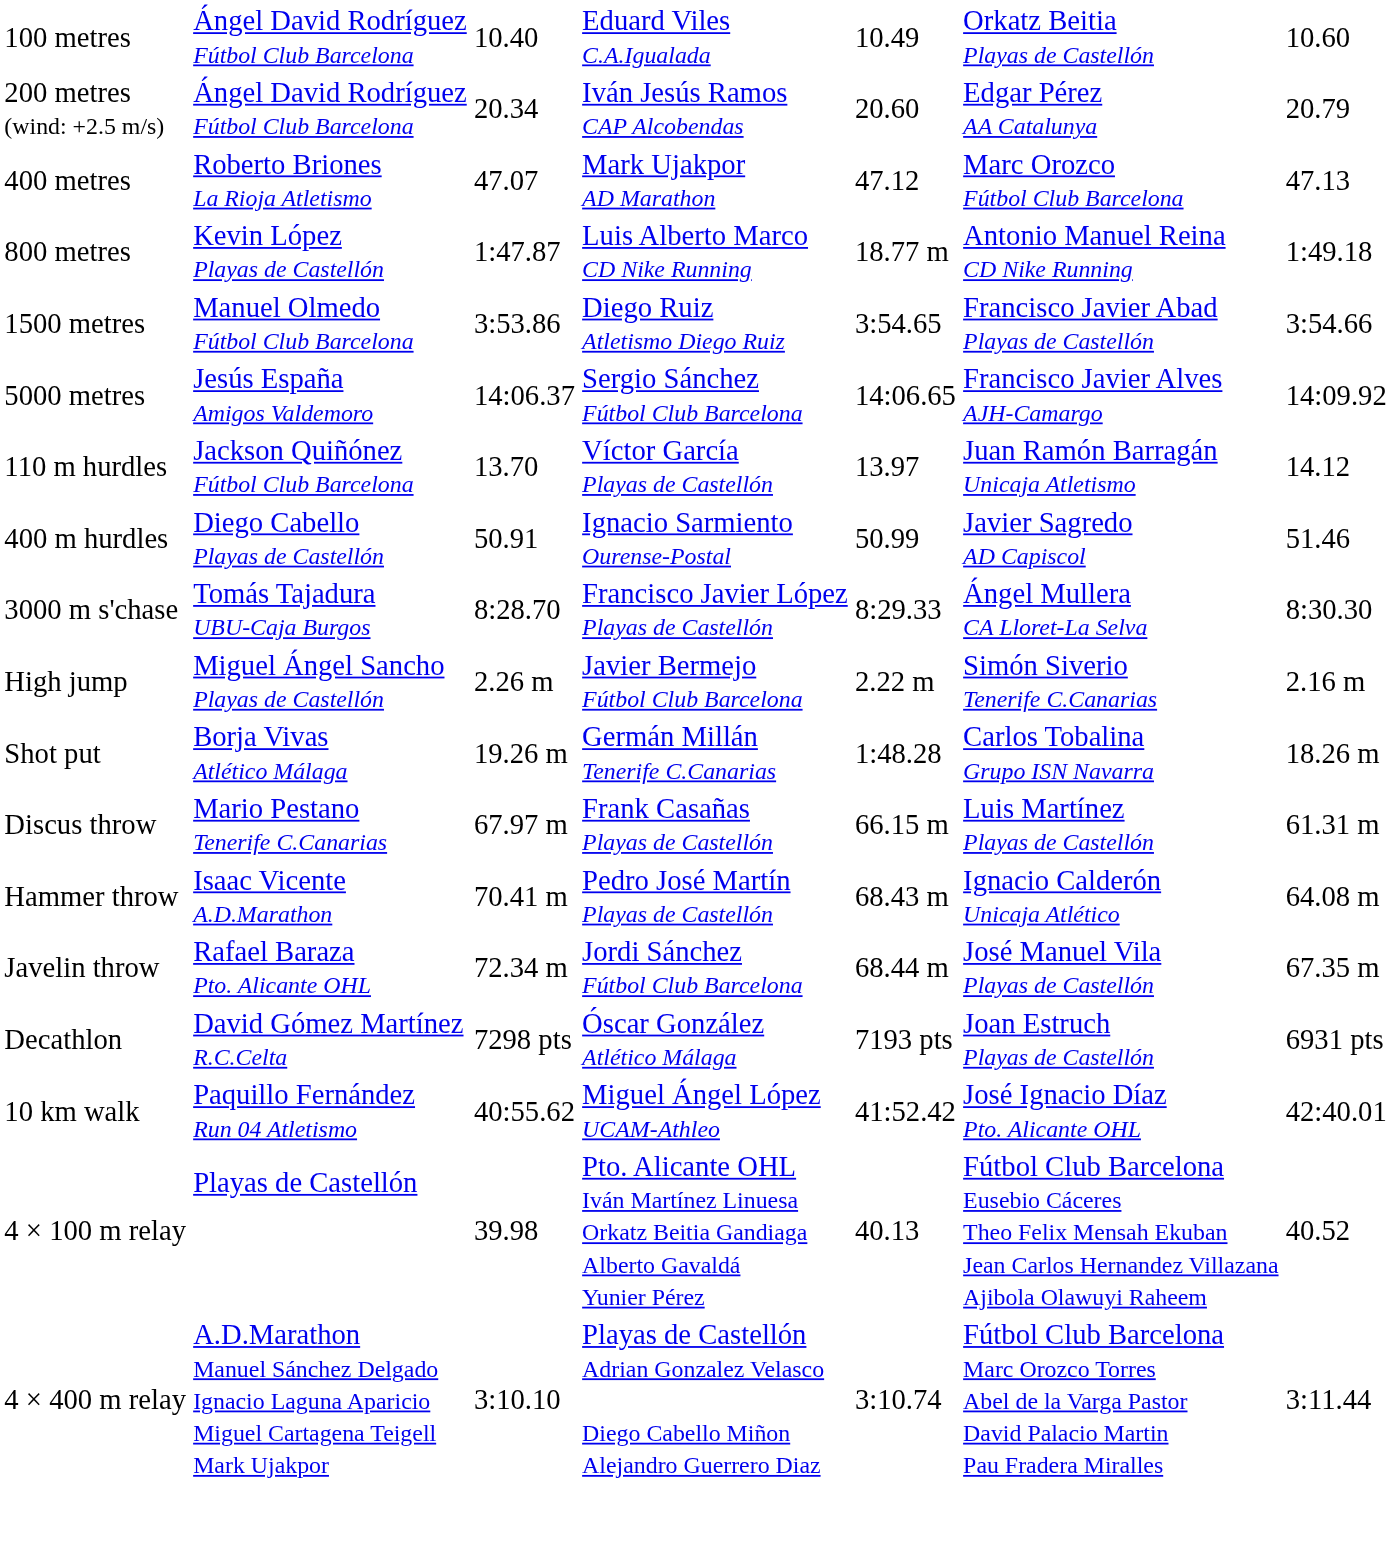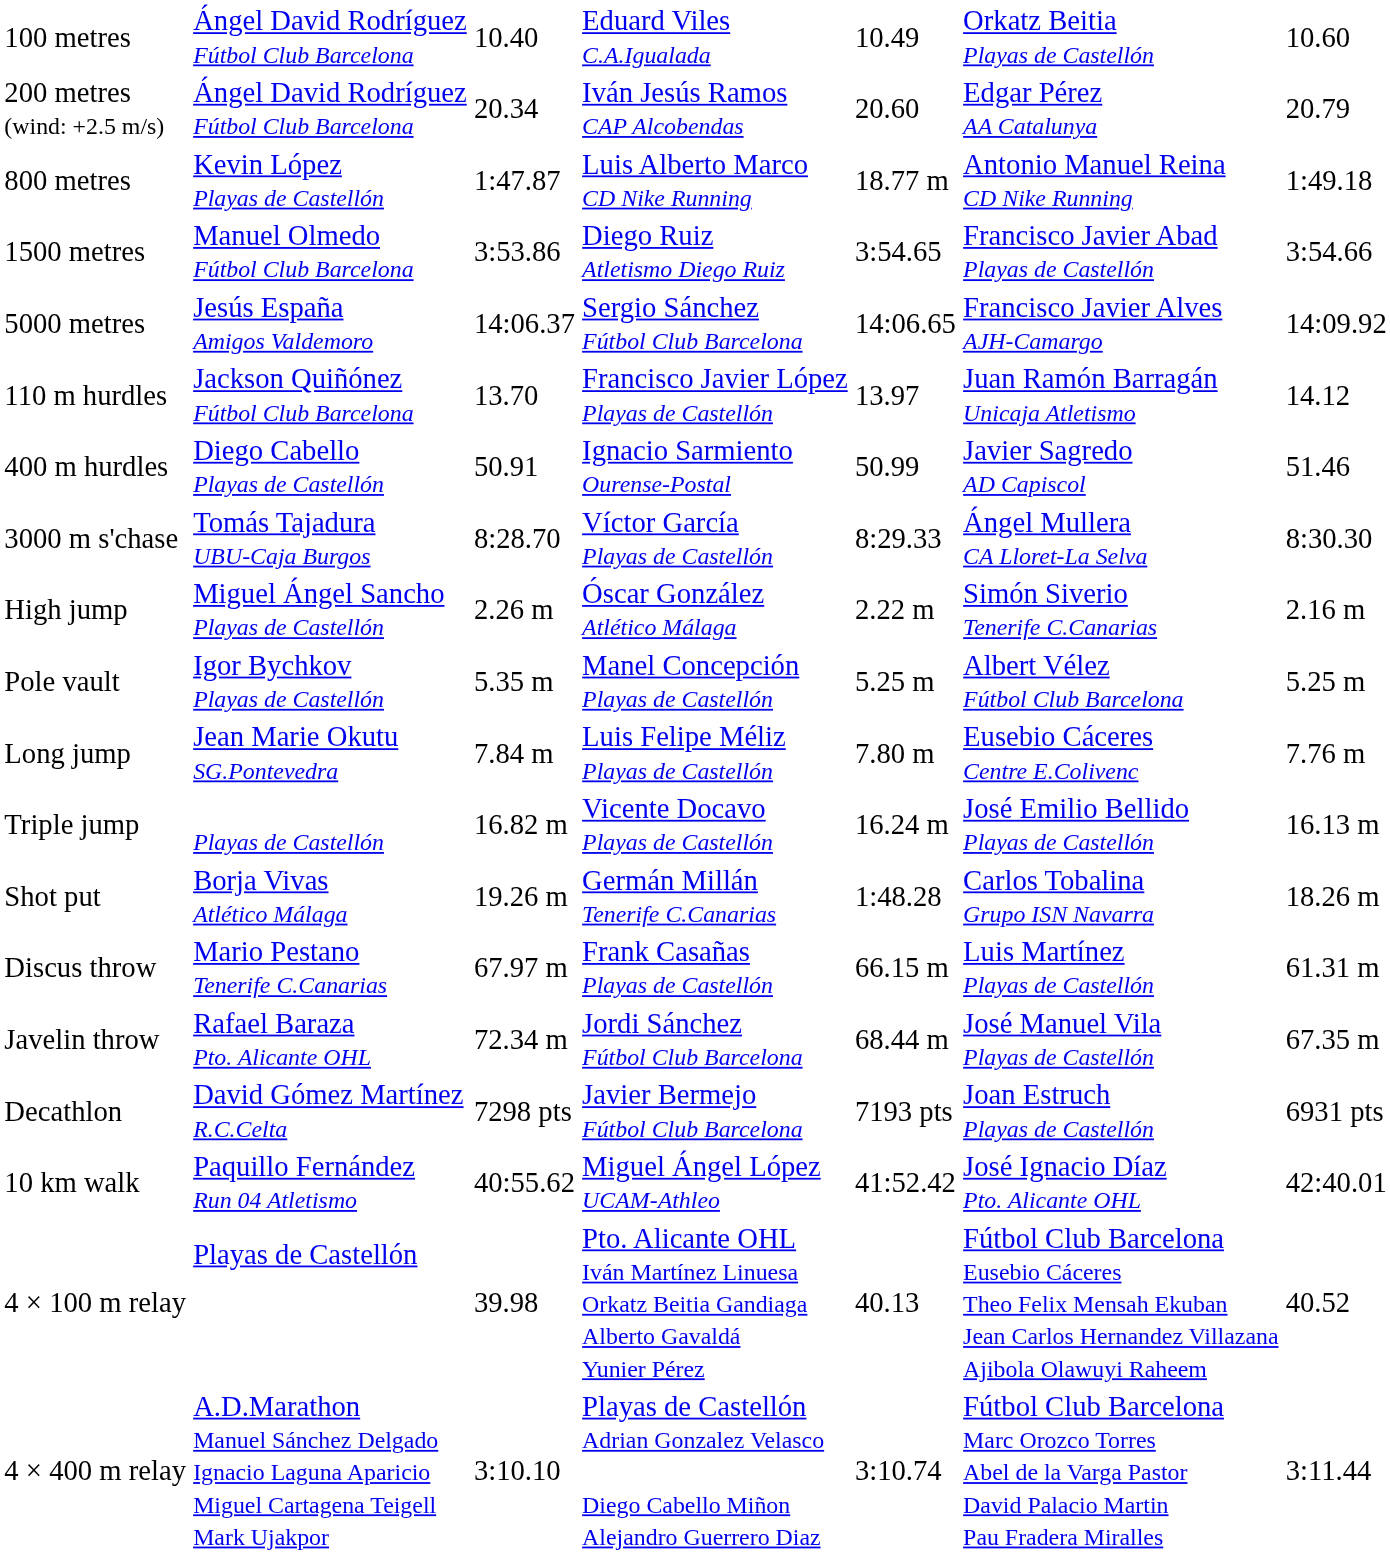- row: (68, 180)
(678, 466) Víctor García Playas de Castellón -> (715, 395) Francisco Javier López Playas de Castellón
(715, 609) Francisco Javier López Playas de Castellón -> (678, 538) Víctor García Playas de Castellón
(692, 681) Javier Bermejo Fútbol Club Barcelona -> (673, 609) Óscar González Atlético Málaga
+ row: (62, 681)
+ row: (68, 753)
+ row: (72, 824)
- row: (91, 896)
(673, 1039) Óscar González Atlético Málaga -> (692, 1111) Javier Bermejo Fútbol Club Barcelona
